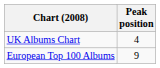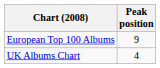rows swapped: (43, 39) <-> (61, 55)
